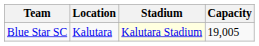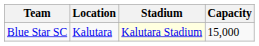(223, 31) 19,005 -> (223, 31) 15,000
